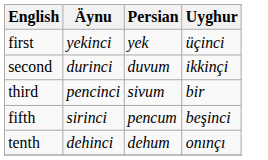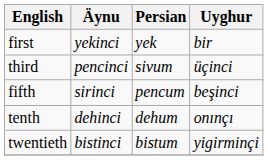(205, 42) üçinci -> (203, 42) bir
- row: (30, 67)
(195, 92) bir -> (213, 67) üçinci
+ row: (38, 142)
